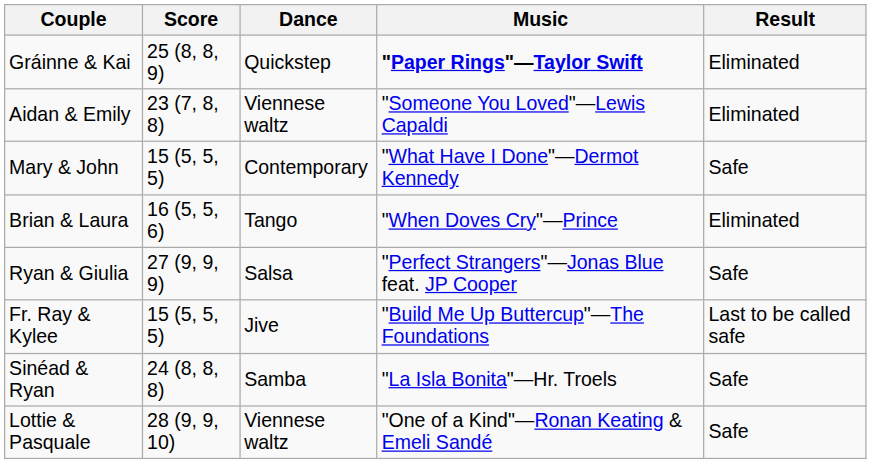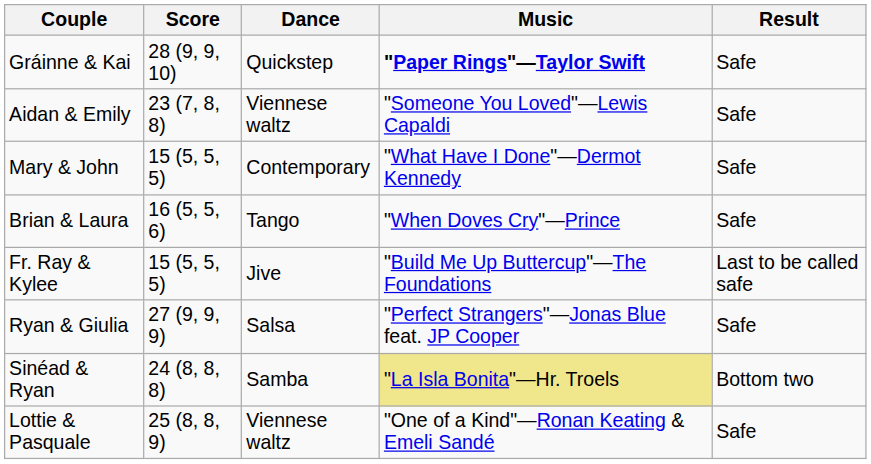(183, 61) 25 (8, 8, 9) -> (184, 61) 28 (9, 9, 10)
(754, 61) Eliminated -> (736, 61) Safe
(754, 114) Eliminated -> (736, 114) Safe
(754, 220) Eliminated -> (736, 220) Safe
rows swapped: (69, 273) <-> (50, 326)
(499, 379) no background -> (501, 379) khaki background
(729, 379) Safe -> (765, 379) Bottom two
(183, 432) 28 (9, 9, 10) -> (184, 432) 25 (8, 8, 9)
